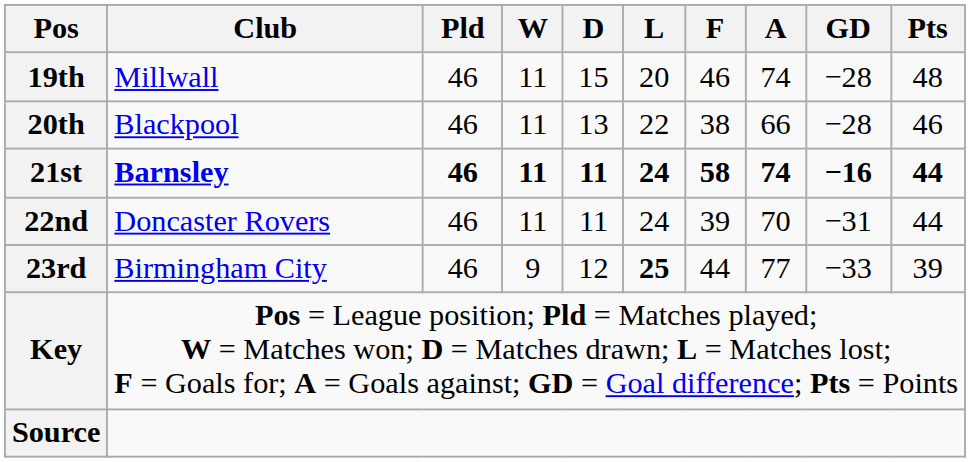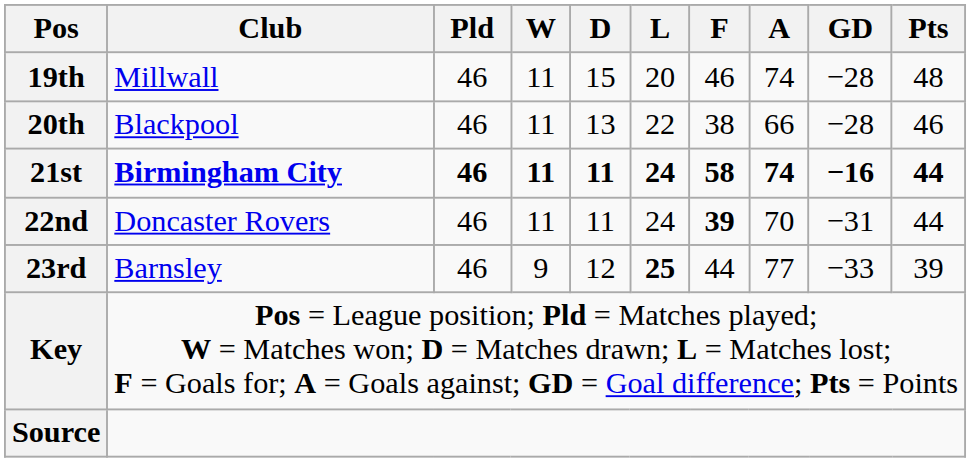(171, 172) Barnsley -> (228, 172) Birmingham City
(715, 220) normal -> (720, 220) bold
(221, 268) Birmingham City -> (168, 268) Barnsley
